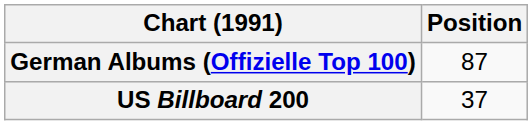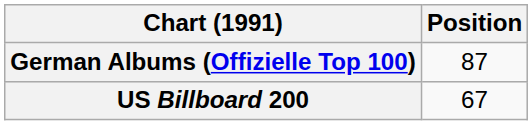(475, 100) 37 -> (475, 100) 67
